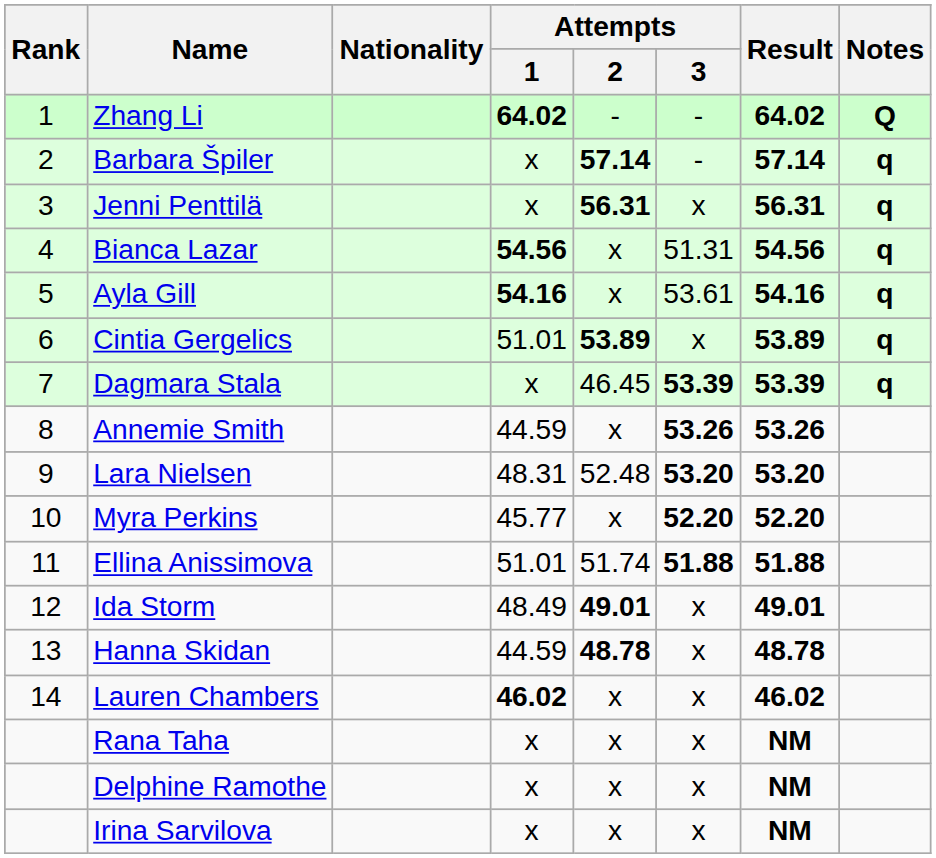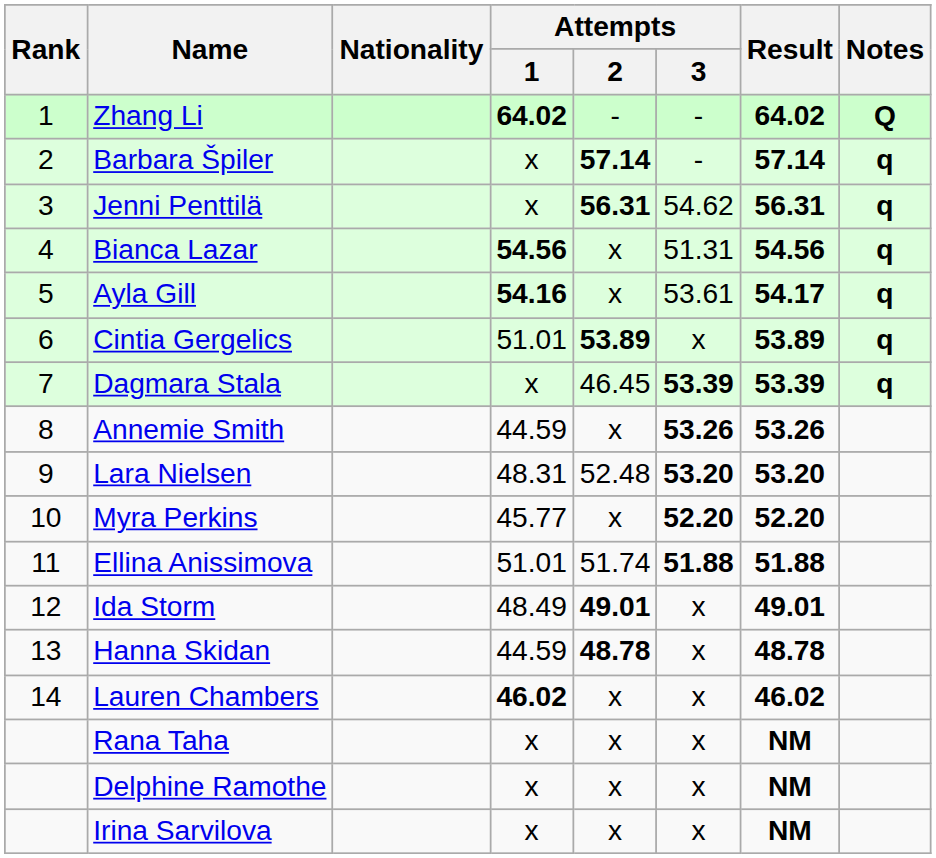(699, 205) x -> (699, 205) 54.62
(790, 294) 54.16 -> (790, 294) 54.17
